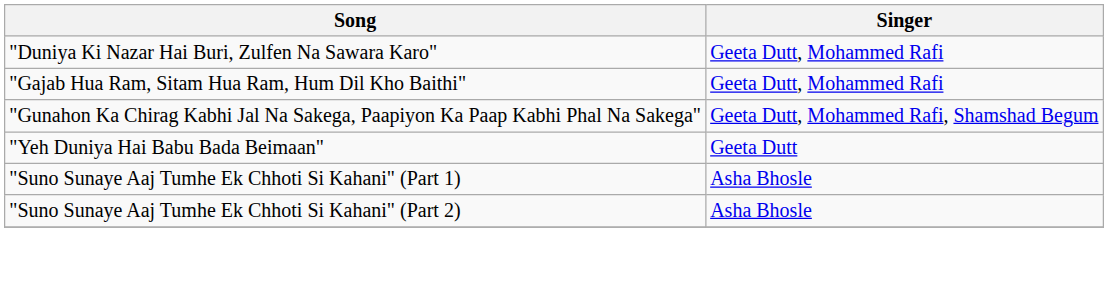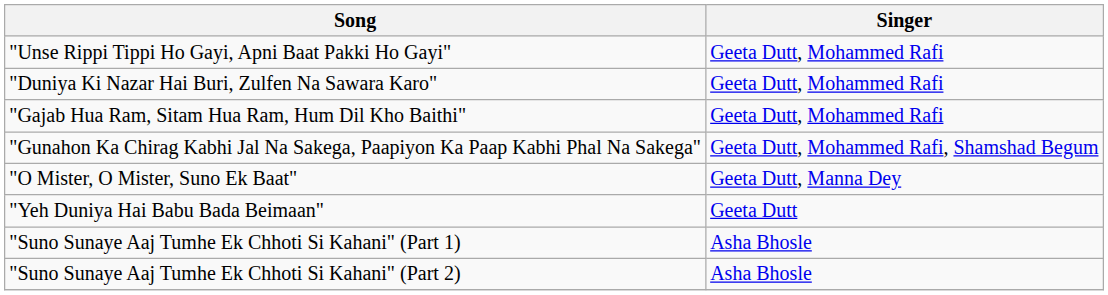+ row: (230, 52)
+ row: (153, 178)
